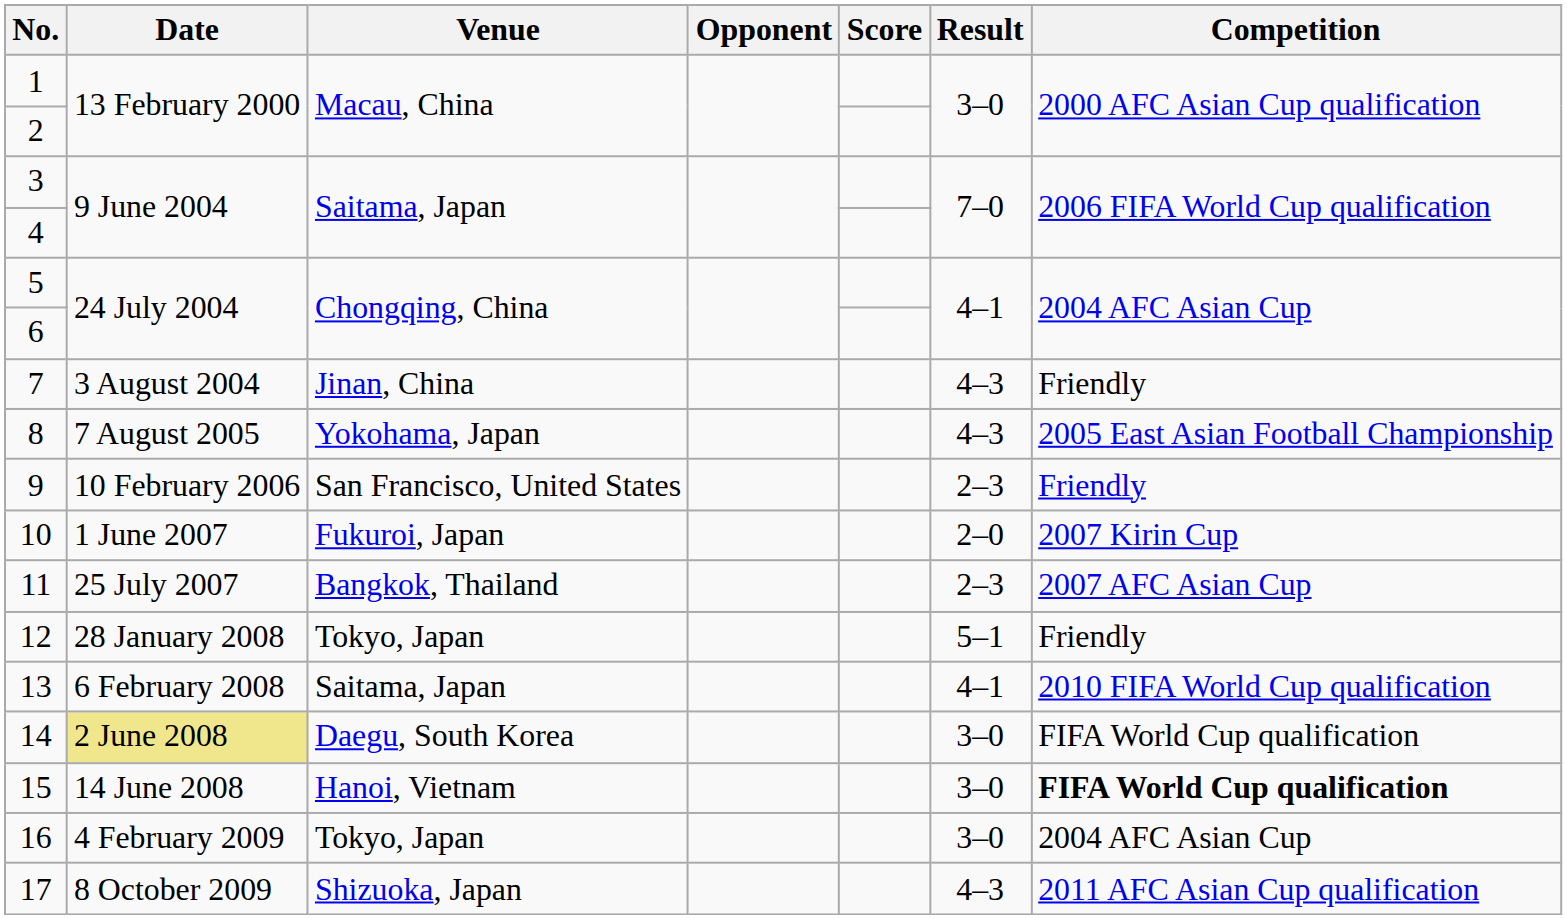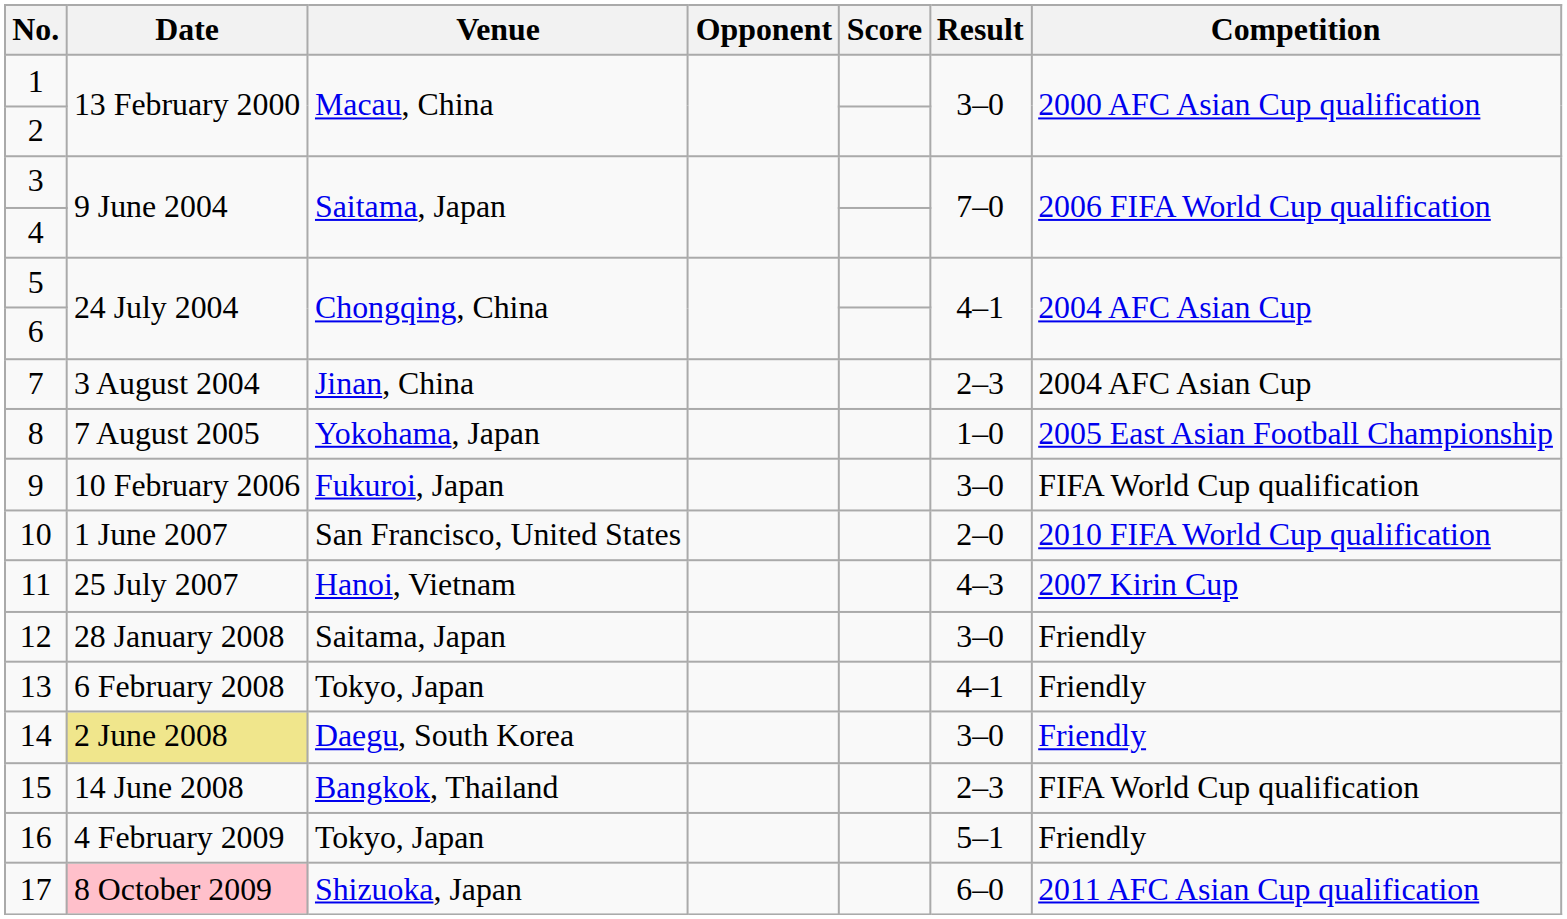(980, 383) 4–3 -> (980, 383) 2–3
(1092, 383) Friendly -> (1175, 383) 2004 AFC Asian Cup
(980, 433) 4–3 -> (980, 433) 1–0
(498, 484) San Francisco, United States -> (410, 484) Fukuroi, Japan
(980, 484) 2–3 -> (980, 484) 3–0
(1092, 484) Friendly -> (1229, 484) FIFA World Cup qualification
(410, 534) Fukuroi, Japan -> (498, 534) San Francisco, United States
(1138, 534) 2007 Kirin Cup -> (1264, 534) 2010 FIFA World Cup qualification
(437, 585) Bangkok, Thailand -> (415, 585) Hanoi, Vietnam
(980, 585) 2–3 -> (980, 585) 4–3
(1175, 585) 2007 AFC Asian Cup -> (1138, 585) 2007 Kirin Cup
(400, 635) Tokyo, Japan -> (410, 635) Saitama, Japan
(980, 635) 5–1 -> (980, 635) 3–0
(410, 686) Saitama, Japan -> (400, 686) Tokyo, Japan
(1264, 686) 2010 FIFA World Cup qualification -> (1092, 686) Friendly
(1229, 736) FIFA World Cup qualification -> (1092, 736) Friendly
(415, 787) Hanoi, Vietnam -> (437, 787) Bangkok, Thailand
(980, 787) 3–0 -> (980, 787) 2–3
(1243, 787) bold -> (1229, 787) normal
(980, 837) 3–0 -> (980, 837) 5–1
(1175, 837) 2004 AFC Asian Cup -> (1092, 837) Friendly
(173, 888) no background -> (173, 888) pink background
(980, 888) 4–3 -> (980, 888) 6–0
